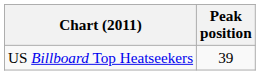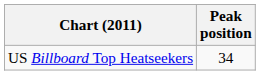(226, 57) 39 -> (226, 57) 34
